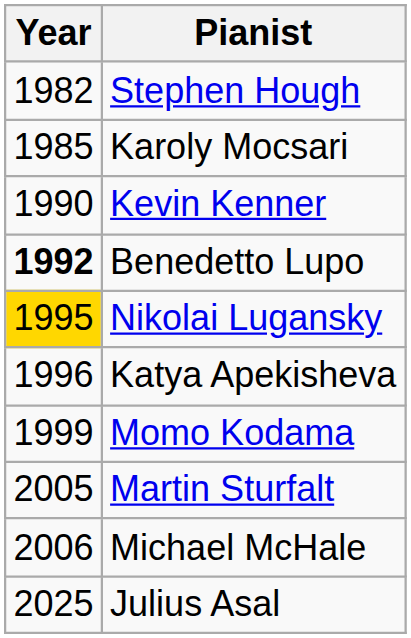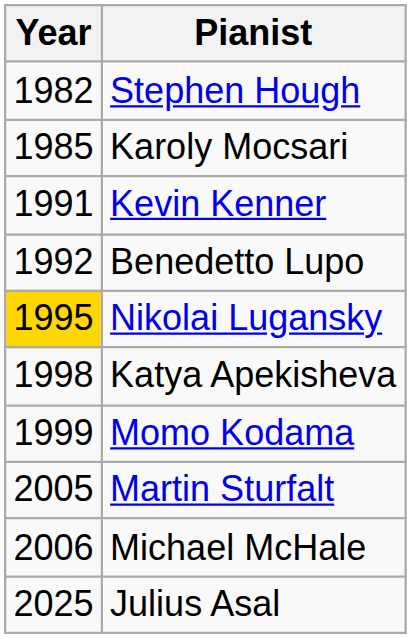(53, 204) 1990 -> (53, 204) 1991
(53, 261) bold -> (53, 261) normal
(53, 375) 1996 -> (53, 375) 1998
